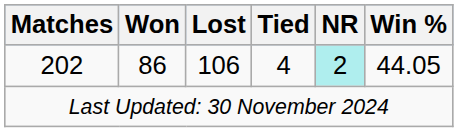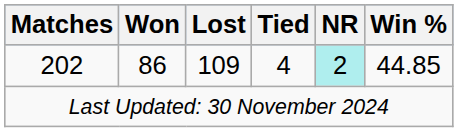(219, 65) 106 -> (219, 65) 109
(409, 65) 44.05 -> (409, 65) 44.85
